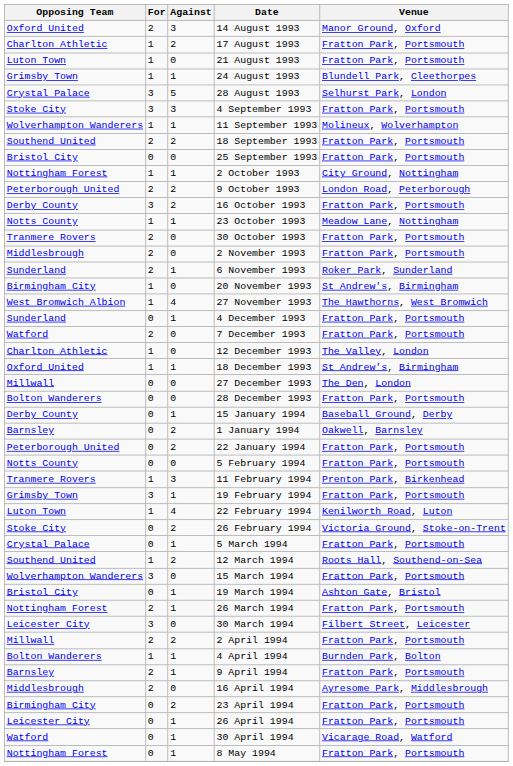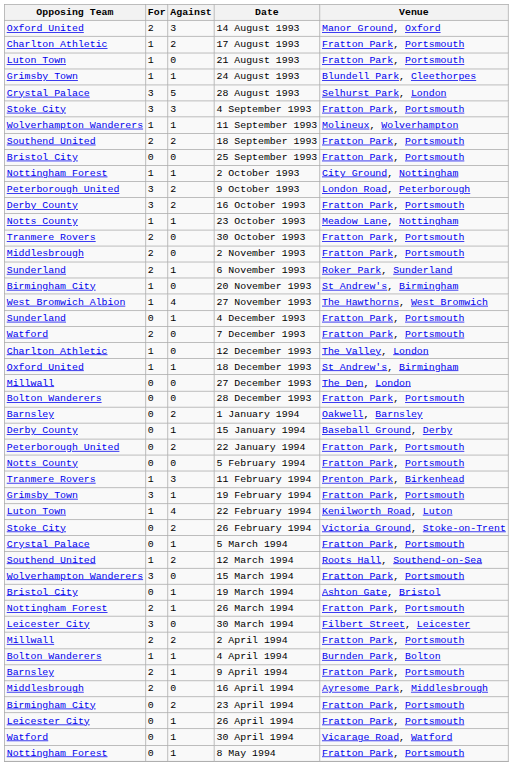(151, 190) 2 -> (151, 190) 3
rows swapped: (258, 431) <-> (261, 415)
